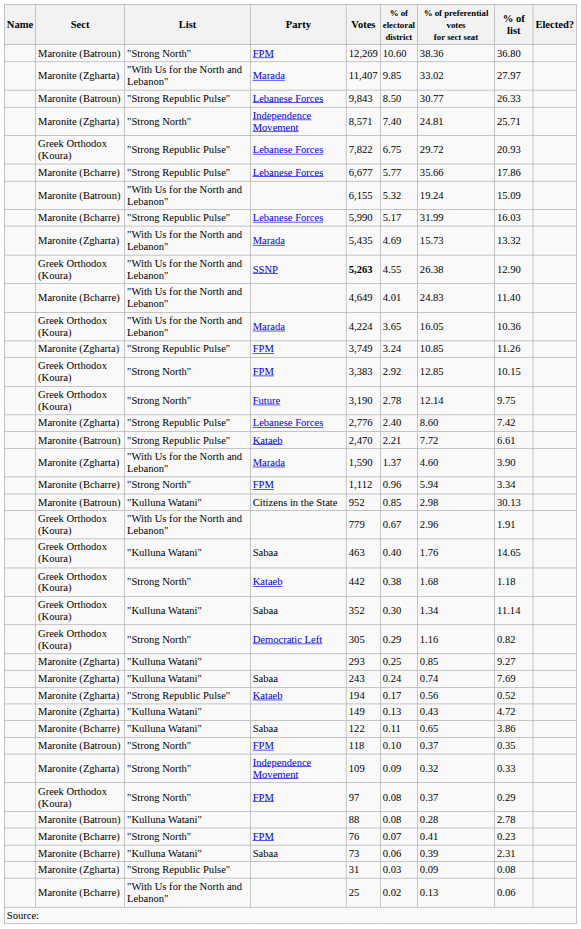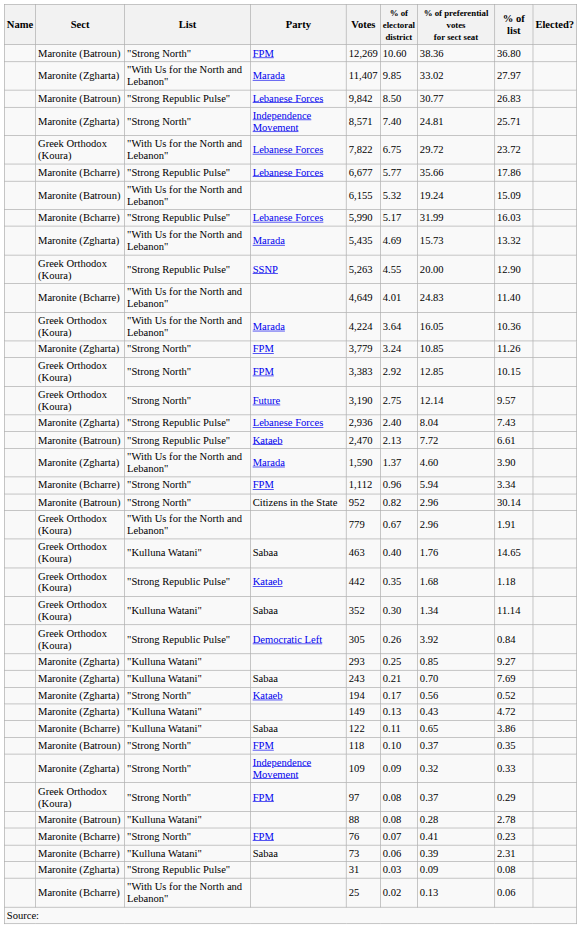(361, 98) 9,843 -> (361, 98) 9,842
(509, 98) 26.33 -> (509, 98) 26.83
(179, 150) "Strong Republic Pulse" -> (185, 150) "With Us for the North and Lebanon"
(509, 150) 20.93 -> (509, 150) 23.72
(185, 269) "With Us for the North and Lebanon" -> (179, 269) "Strong Republic Pulse"
(361, 269) bold -> (361, 269) normal
(432, 269) 26.38 -> (432, 269) 20.00
(392, 326) 3.65 -> (392, 326) 3.64
(179, 349) "Strong Republic Pulse" -> (159, 349) "Strong North"
(361, 349) 3,749 -> (361, 349) 3,779
(392, 400) 2.78 -> (392, 400) 2.75
(506, 400) 9.75 -> (506, 400) 9.57
(361, 423) 2,776 -> (361, 423) 2,936
(429, 423) 8.60 -> (429, 423) 8.04
(506, 423) 7.42 -> (506, 423) 7.43
(392, 440) 2.21 -> (392, 440) 2.13
(164, 502) "Kulluna Watani" -> (159, 502) "Strong North"
(392, 502) 0.85 -> (392, 502) 0.82
(429, 502) 2.98 -> (429, 502) 2.96
(509, 502) 30.13 -> (509, 502) 30.14
(159, 582) "Strong North" -> (179, 582) "Strong Republic Pulse"
(392, 582) 0.38 -> (392, 582) 0.35
(159, 639) "Strong North" -> (179, 639) "Strong Republic Pulse"
(392, 639) 0.29 -> (392, 639) 0.26
(429, 639) 1.16 -> (429, 639) 3.92
(506, 639) 0.82 -> (506, 639) 0.84
(392, 678) 0.24 -> (392, 678) 0.21
(429, 678) 0.74 -> (429, 678) 0.70
(179, 695) "Strong Republic Pulse" -> (159, 695) "Strong North"
